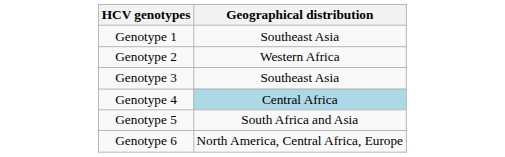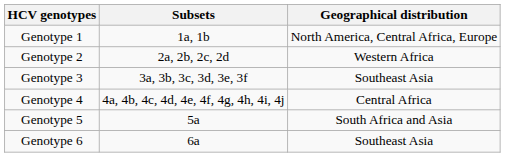+ column: (193, 15)
(300, 36) Southeast Asia -> (394, 36) North America, Central Africa, Europe
(300, 99) lightblue background -> (394, 99) no background
(300, 141) North America, Central Africa, Europe -> (394, 141) Southeast Asia
